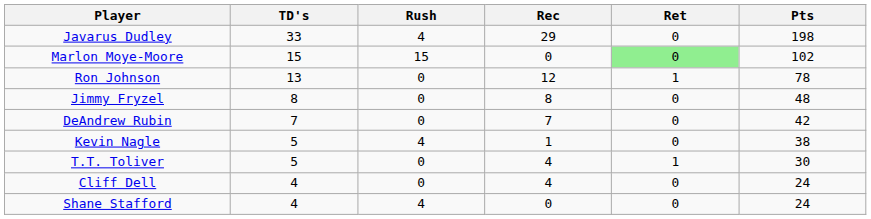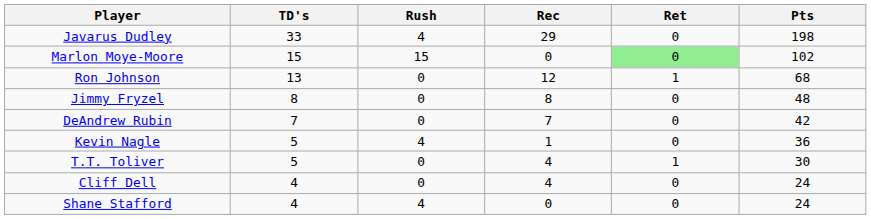(803, 78) 78 -> (803, 78) 68
(803, 141) 38 -> (803, 141) 36
